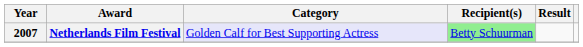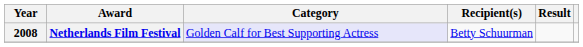(26, 32) 2007 -> (26, 32) 2008
(492, 32) lightgreen background -> (492, 32) no background
